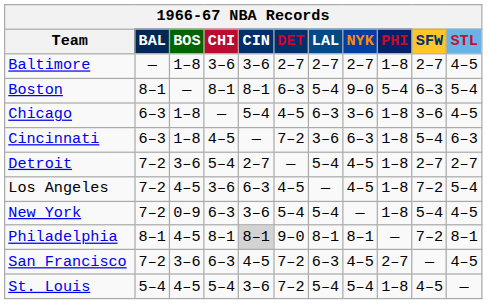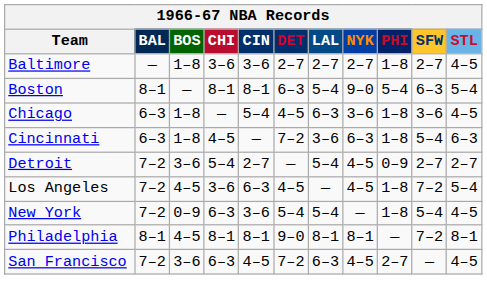(395, 164) 1–8 -> (395, 164) 0–9
(256, 238) lightgrey background -> (256, 238) no background
- row: (49, 287)
